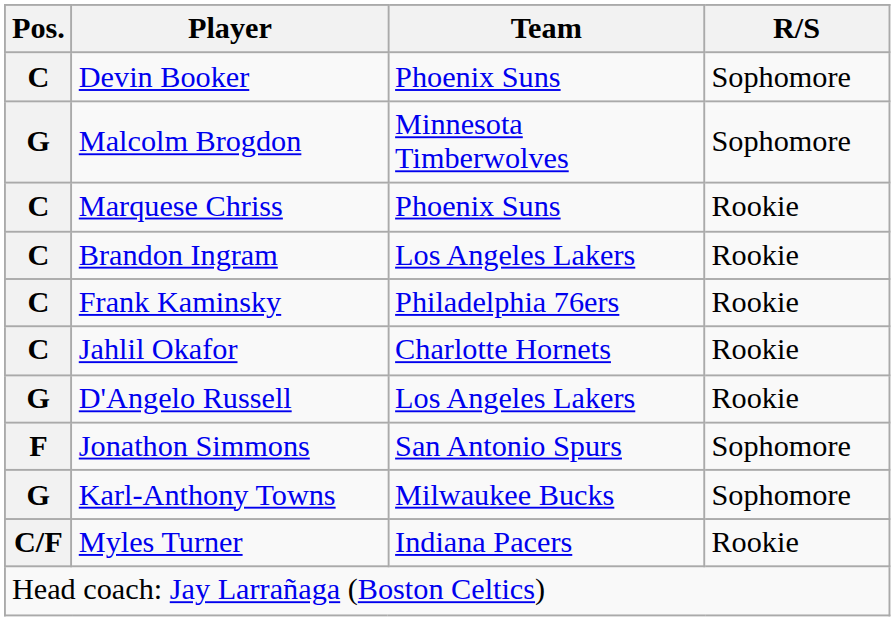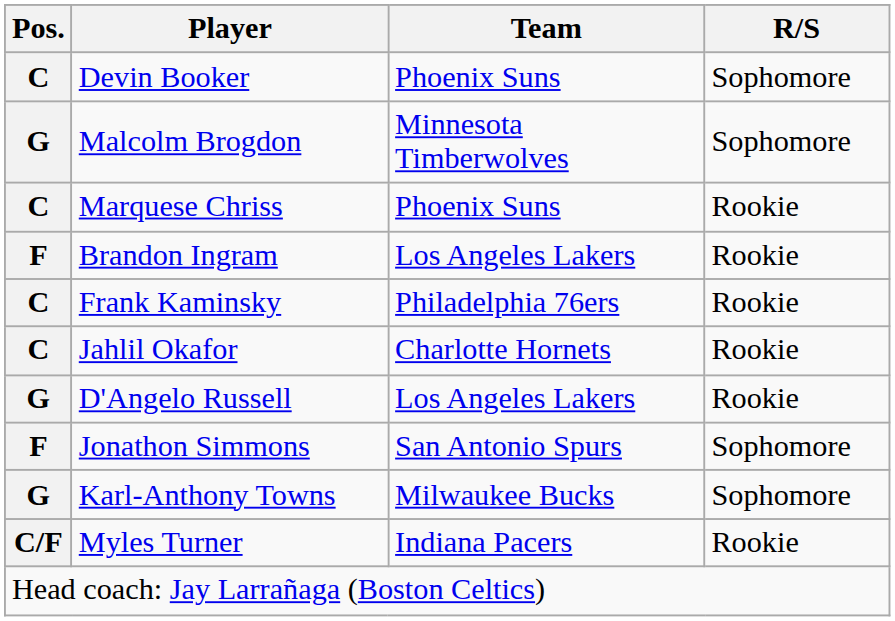(38, 254) C -> (38, 254) F
